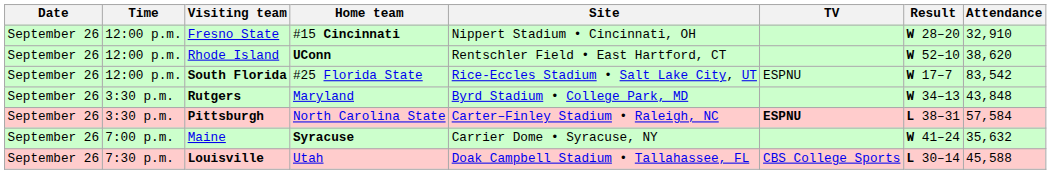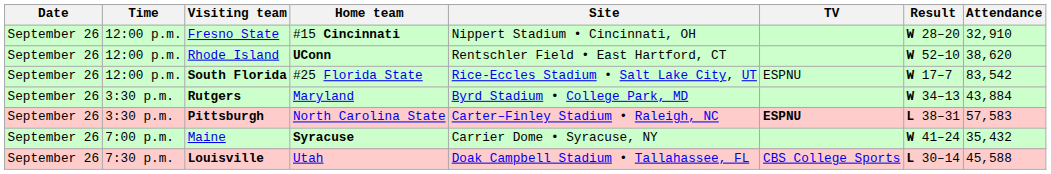(989, 97) 43,848 -> (989, 97) 43,884
(989, 118) 57,584 -> (989, 118) 57,583
(989, 138) 35,632 -> (989, 138) 35,432
